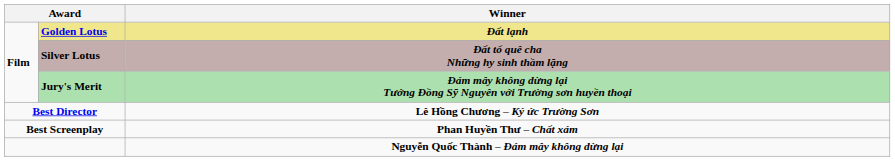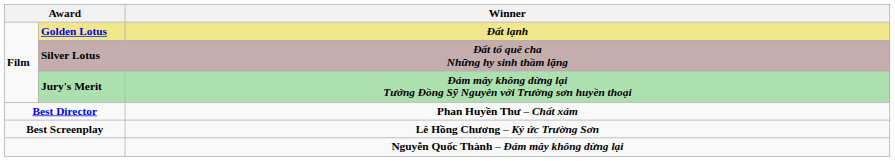(507, 111) Lê Hồng Chương – Ký ức Trường Sơn -> (507, 111) Phan Huyền Thư – Chất xám
(507, 129) Phan Huyền Thư – Chất xám -> (507, 129) Lê Hồng Chương – Ký ức Trường Sơn
